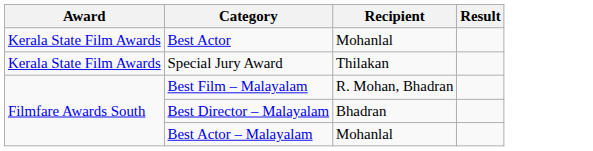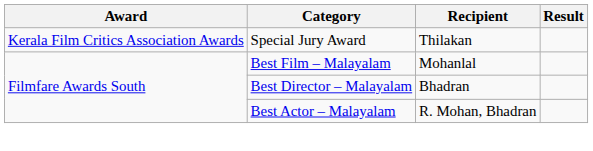- row: (199, 39)
(84, 63) Kerala State Film Awards -> (126, 39) Kerala Film Critics Association Awards
(395, 87) R. Mohan, Bhadran -> (448, 63) Mohanlal
(364, 134) Mohanlal -> (478, 110) R. Mohan, Bhadran
